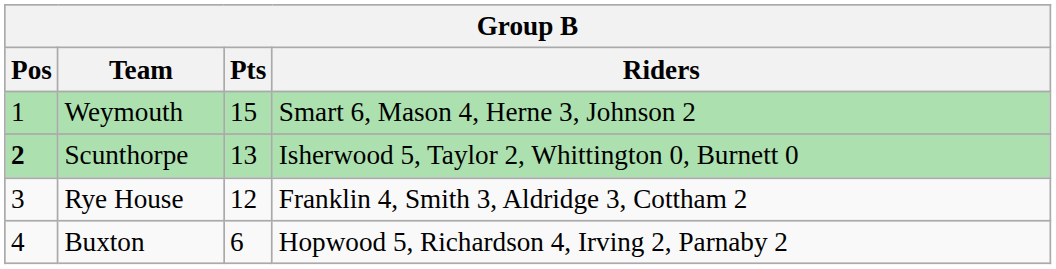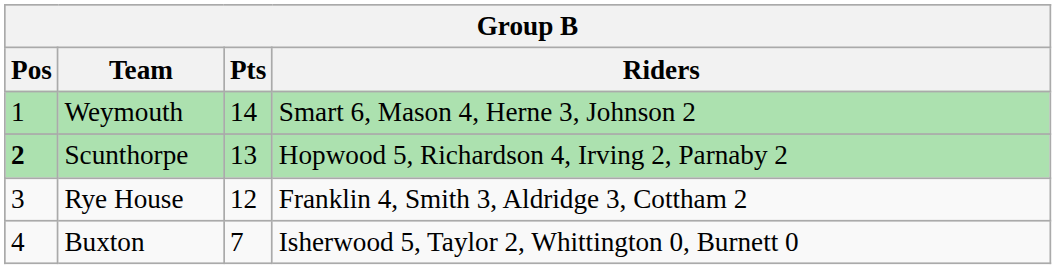(244, 112) 15 -> (244, 112) 14
(539, 155) Isherwood 5, Taylor 2, Whittington 0, Burnett 0 -> (533, 155) Hopwood 5, Richardson 4, Irving 2, Parnaby 2
(237, 241) 6 -> (237, 241) 7
(533, 241) Hopwood 5, Richardson 4, Irving 2, Parnaby 2 -> (539, 241) Isherwood 5, Taylor 2, Whittington 0, Burnett 0
